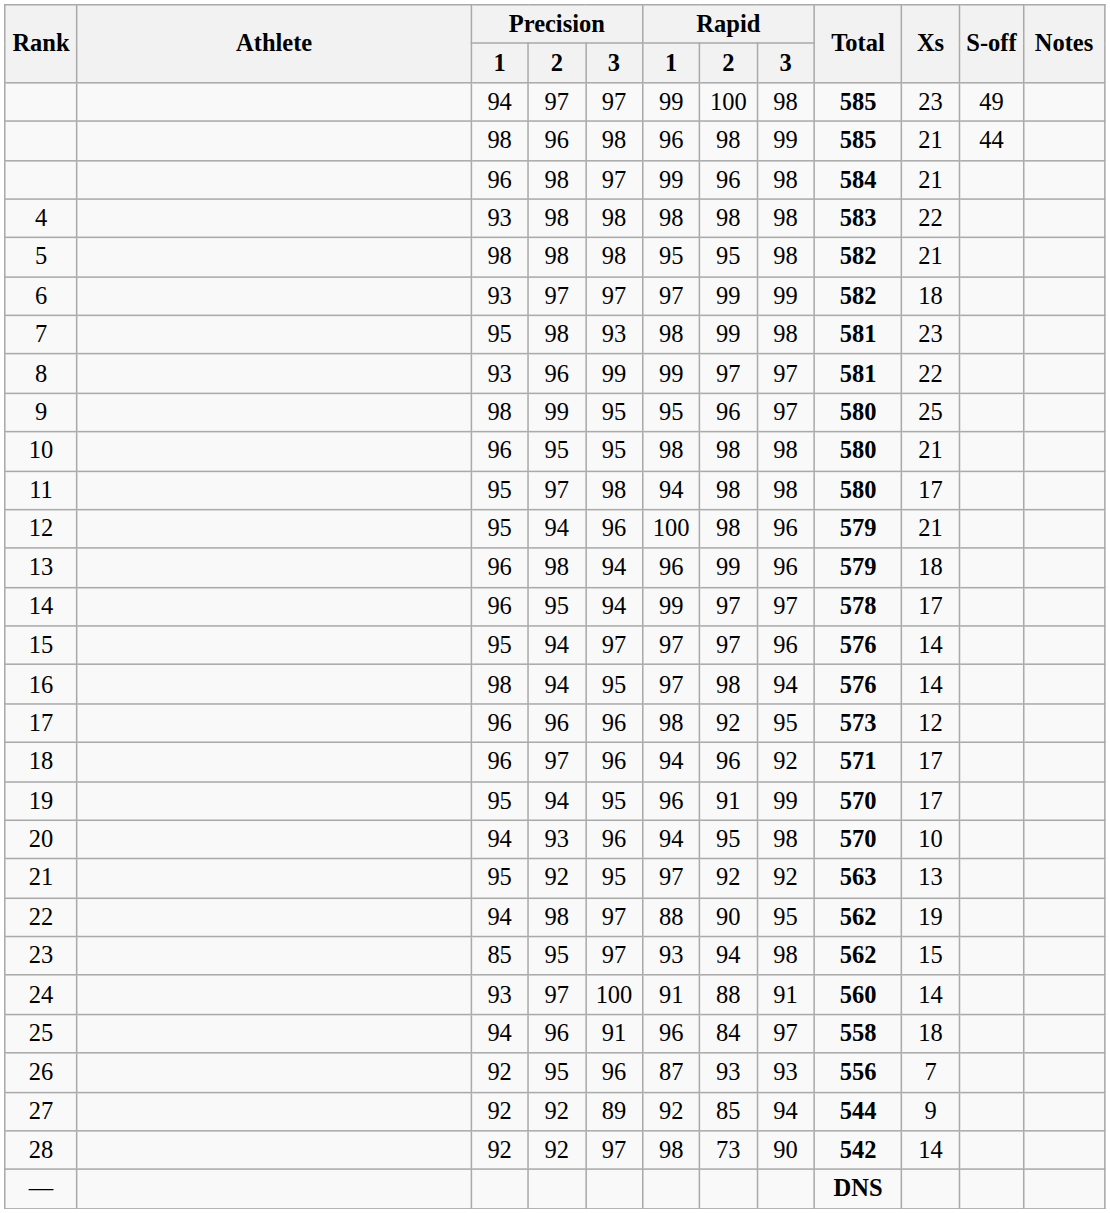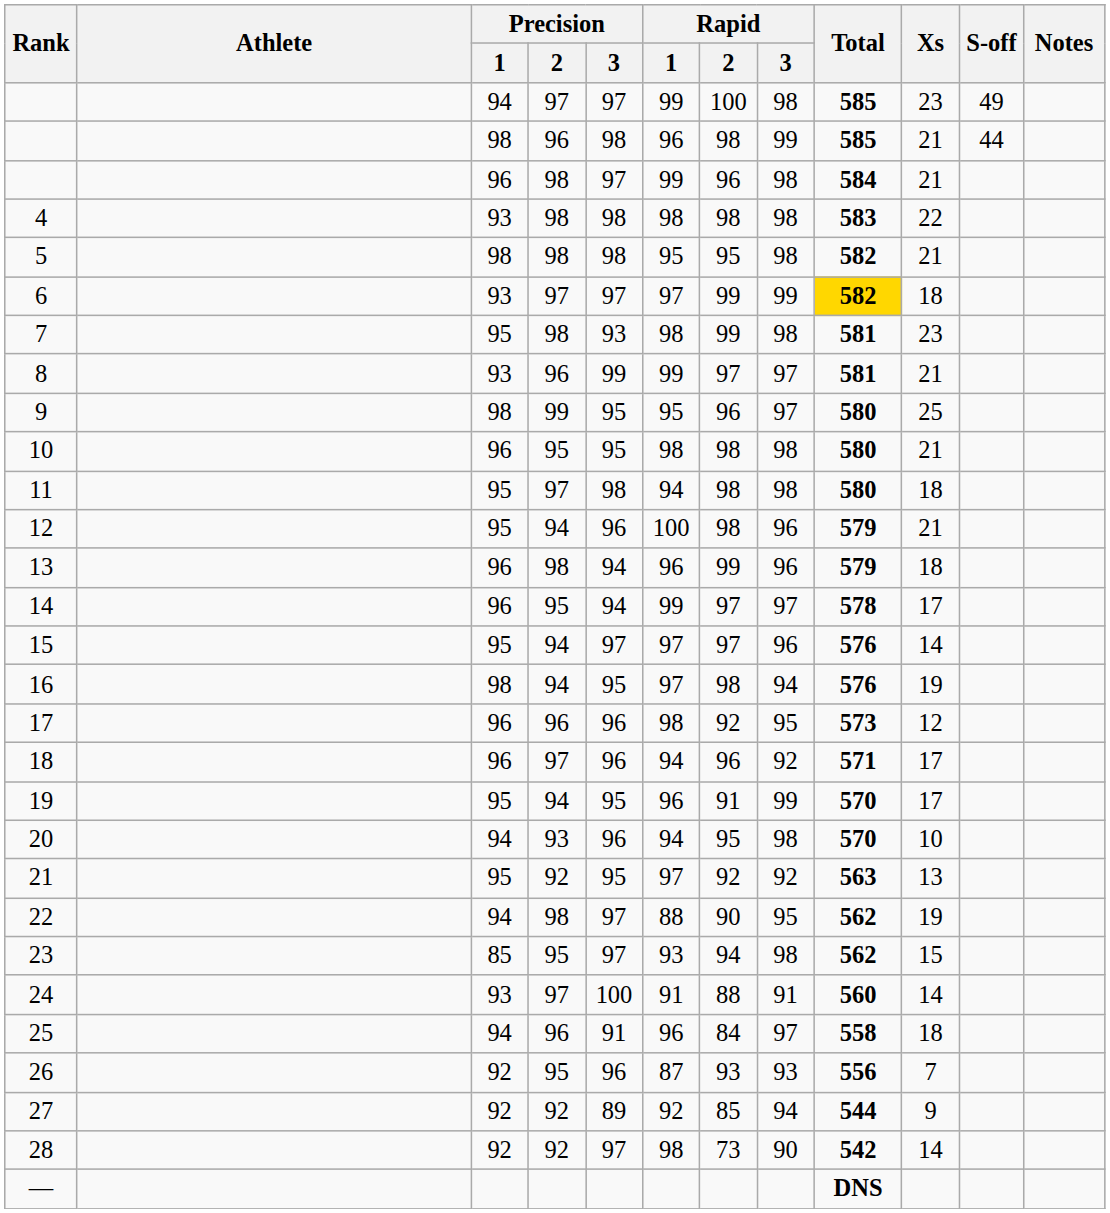(858, 295) no background -> (858, 295) gold background
(931, 373) 22 -> (931, 373) 21
(931, 489) 17 -> (931, 489) 18
(931, 683) 14 -> (931, 683) 19
